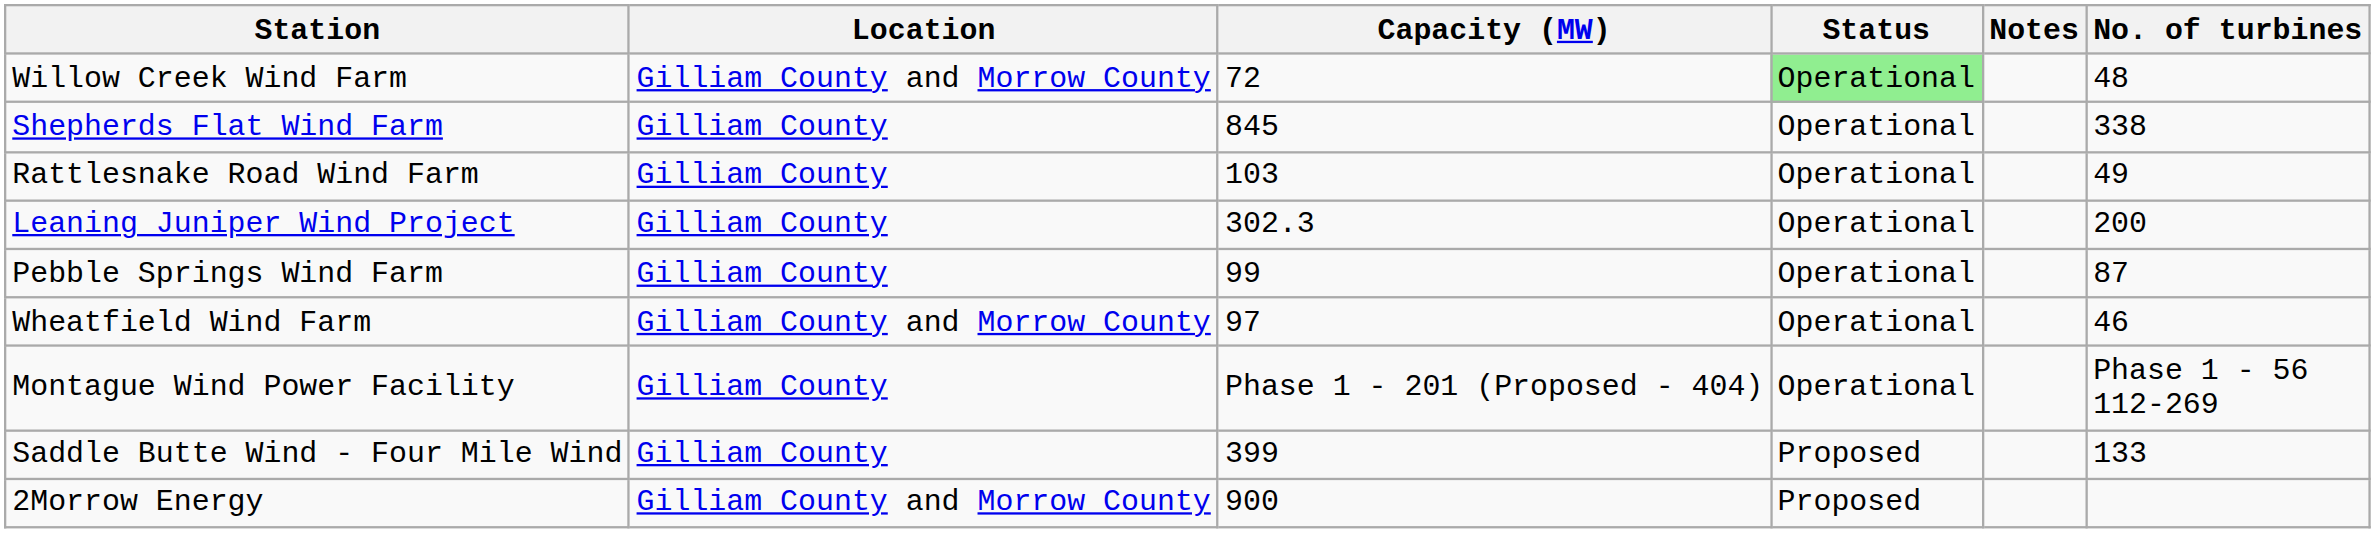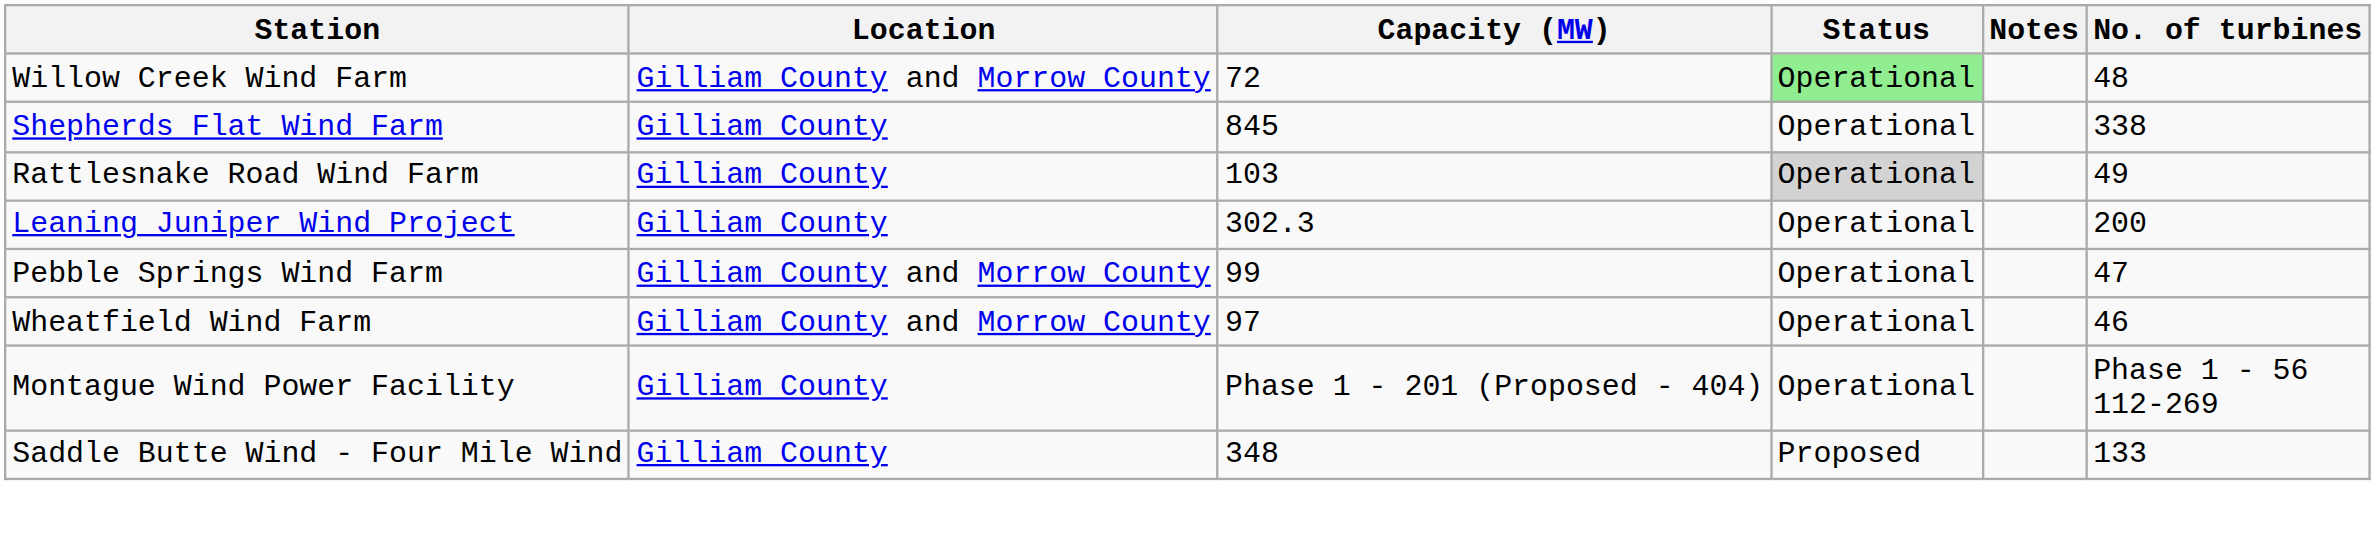(1876, 176) no background -> (1876, 176) lightgrey background
(762, 273) Gilliam County -> (924, 273) Gilliam County and Morrow County
(2111, 273) 87 -> (2111, 273) 47
(1252, 454) 399 -> (1252, 454) 348
- row: (138, 503)
